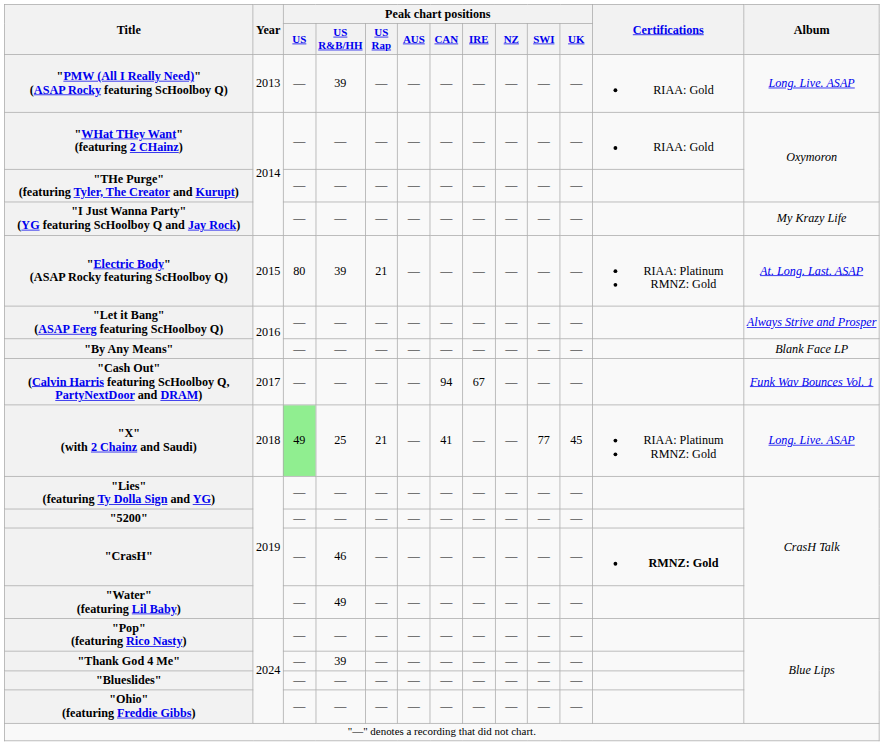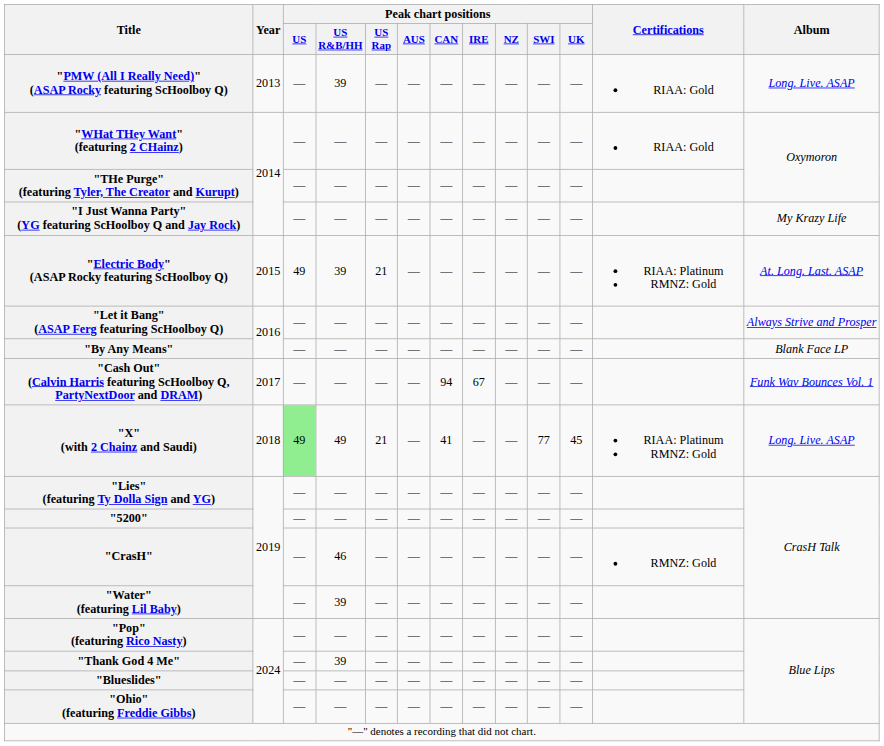(299, 270) 80 -> (299, 270) 49
(340, 440) 25 -> (340, 440) 49
(668, 564) bold -> (668, 564) normal
(340, 602) 49 -> (340, 602) 39
